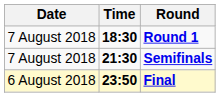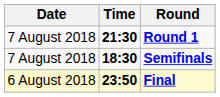(120, 37) 18:30 -> (120, 37) 21:30
(120, 59) 21:30 -> (120, 59) 18:30
